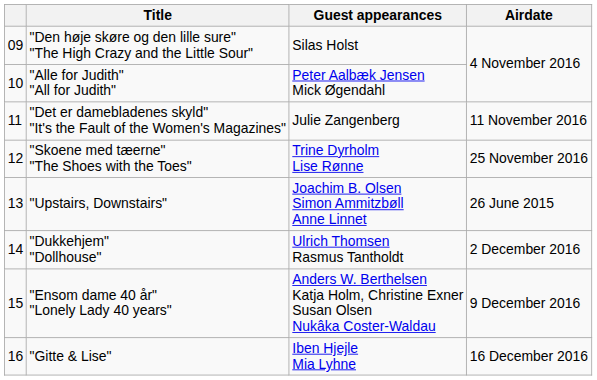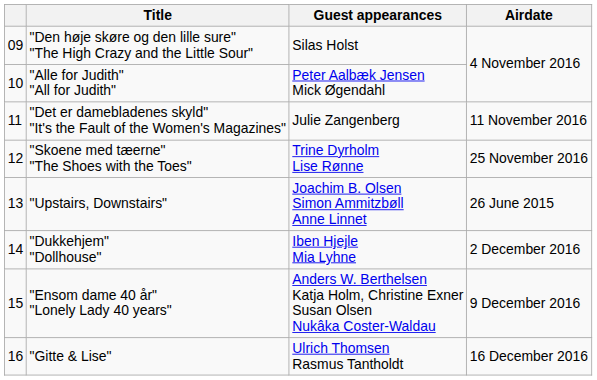(348, 249) Ulrich Thomsen Rasmus Tantholdt -> (325, 249) Iben Hjejle Mia Lyhne
(325, 356) Iben Hjejle Mia Lyhne -> (348, 356) Ulrich Thomsen Rasmus Tantholdt
